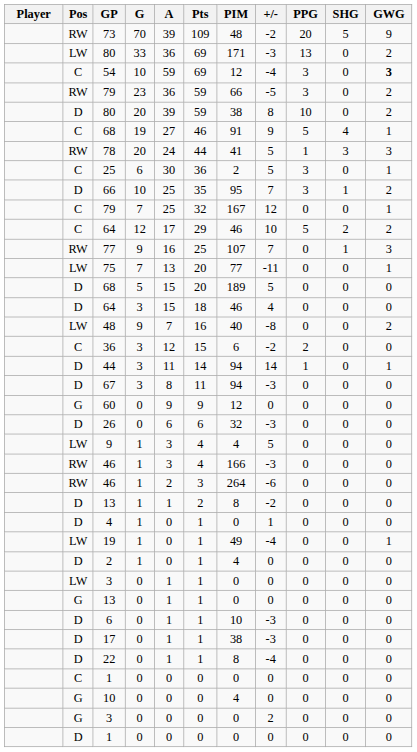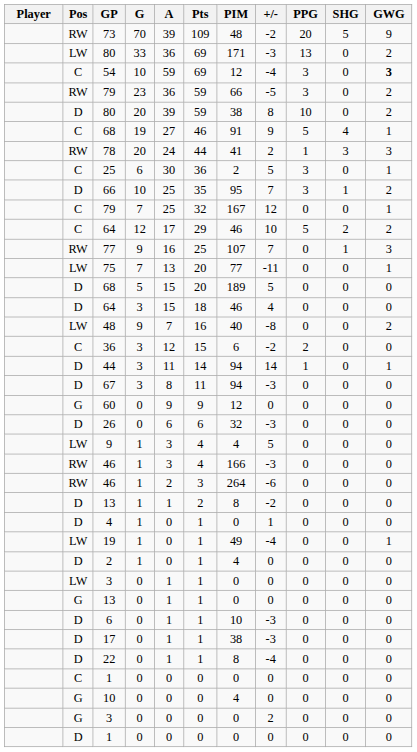(271, 151) 5 -> (271, 151) 2
